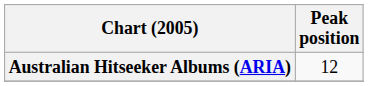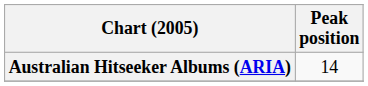(329, 66) 12 -> (329, 66) 14
